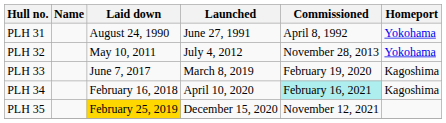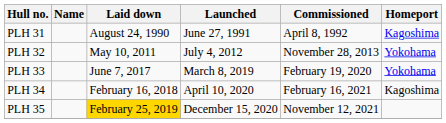(410, 33) Yokohama -> (412, 33) Kagoshima
(412, 71) Kagoshima -> (410, 71) Yokohama
(327, 90) paleturquoise background -> (327, 90) no background
